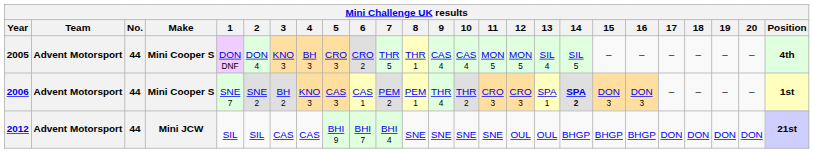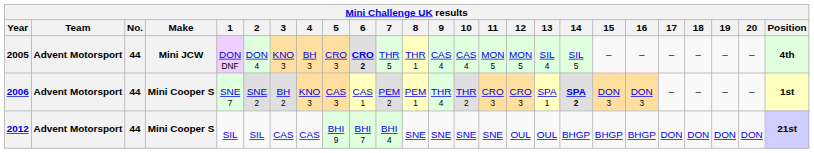(181, 54) Mini Cooper S -> (181, 54) Mini JCW
(363, 59) normal -> (363, 60) bold
(181, 129) Mini JCW -> (181, 129) Mini Cooper S
